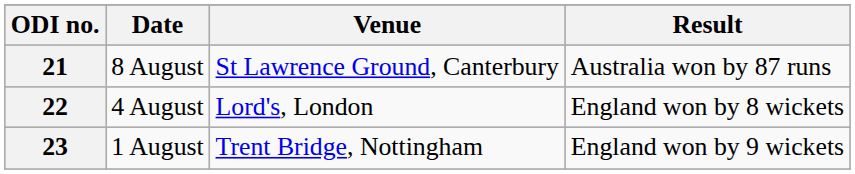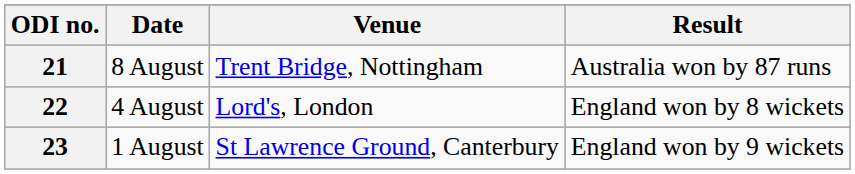(387, 65) St Lawrence Ground, Canterbury -> (349, 65) Trent Bridge, Nottingham
(349, 147) Trent Bridge, Nottingham -> (387, 147) St Lawrence Ground, Canterbury
